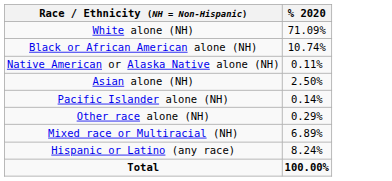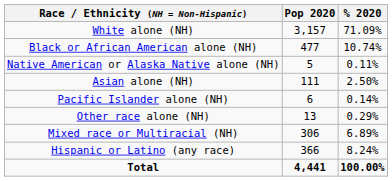+ column: (310, 13)
